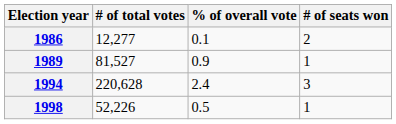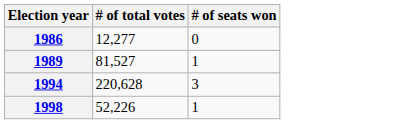- column: (244, 15)
(307, 38) 2 -> (195, 38) 0
